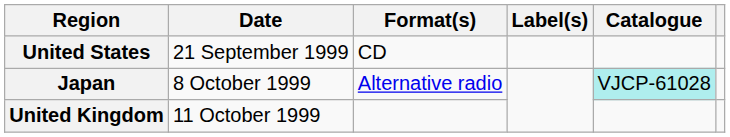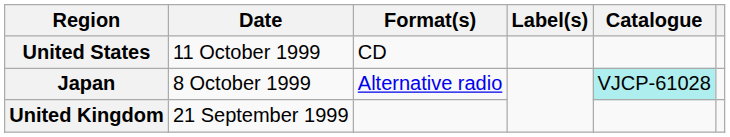(261, 52) 21 September 1999 -> (247, 52) 11 October 1999
(247, 115) 11 October 1999 -> (261, 115) 21 September 1999
